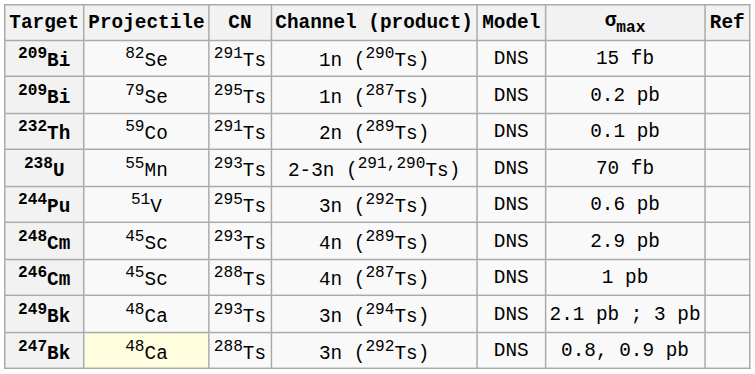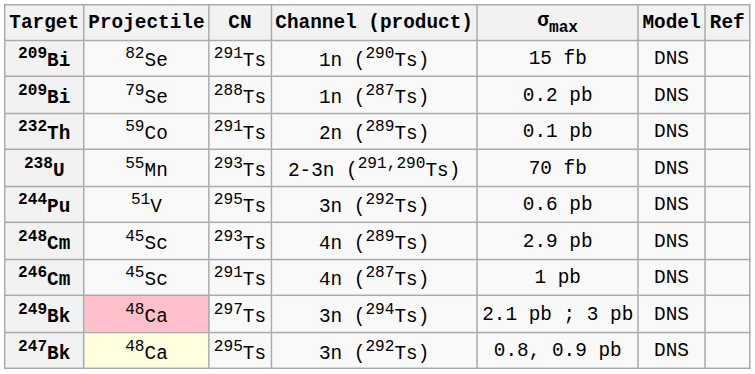columns swapped: (625, 22) <-> (511, 22)
(240, 95) 295Ts -> (240, 95) 288Ts
(240, 278) 288Ts -> (240, 278) 291Ts
(146, 314) no background -> (146, 314) pink background
(240, 314) 293Ts -> (240, 314) 297Ts
(240, 351) 288Ts -> (240, 351) 295Ts
